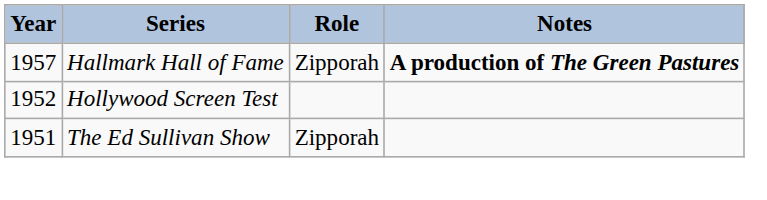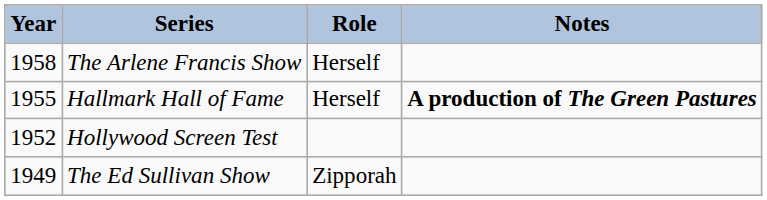+ row: (184, 61)
(33, 61) 1957 -> (33, 99) 1955
(337, 61) Zipporah -> (346, 99) Herself
(33, 137) 1951 -> (33, 175) 1949
